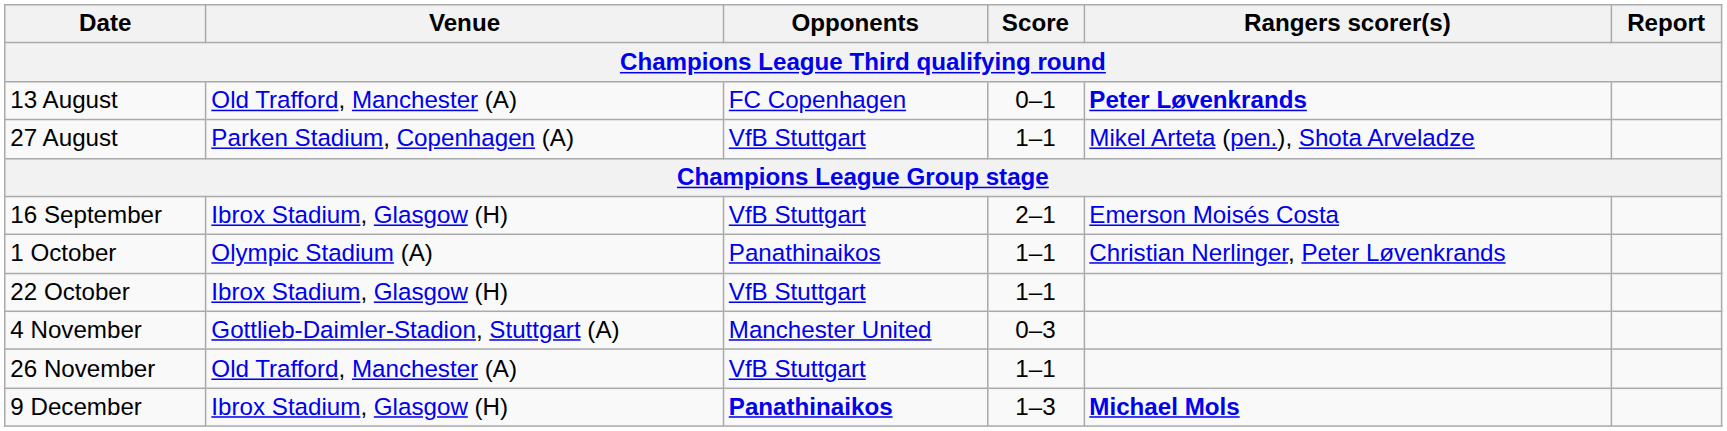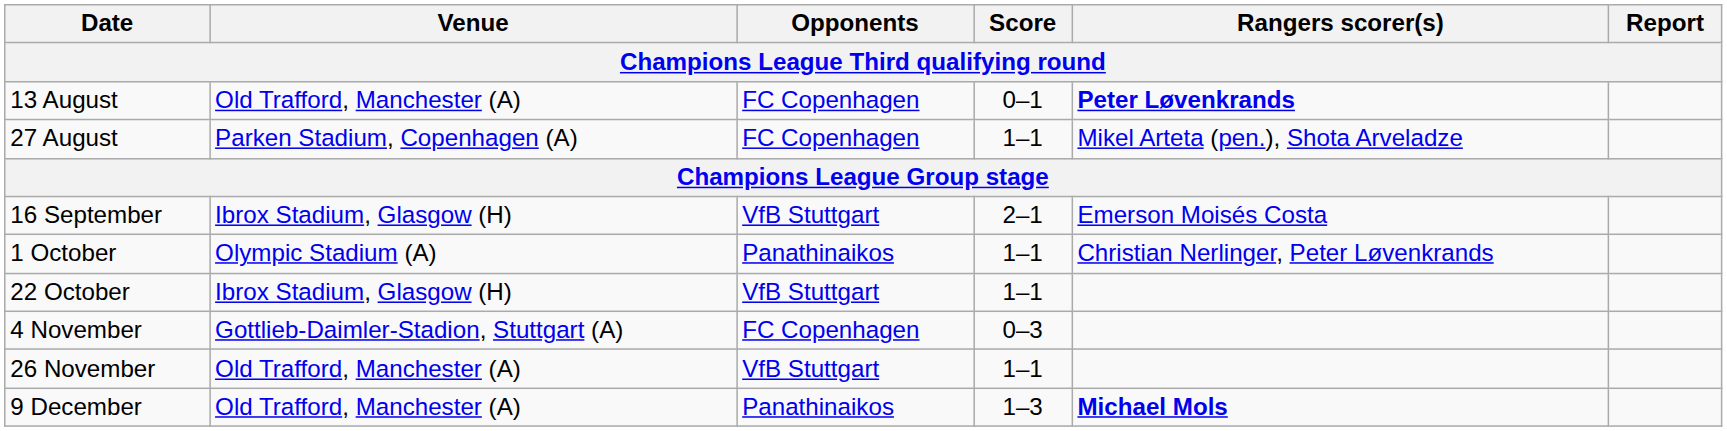(797, 138) VfB Stuttgart -> (831, 138) FC Copenhagen
(830, 330) Manchester United -> (831, 330) FC Copenhagen
(360, 406) Ibrox Stadium, Glasgow (H) -> (368, 406) Old Trafford, Manchester (A)
(811, 406) bold -> (818, 406) normal
